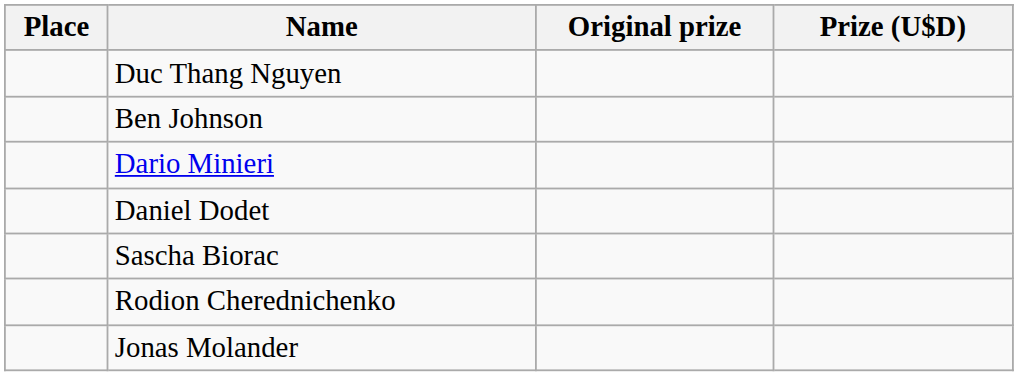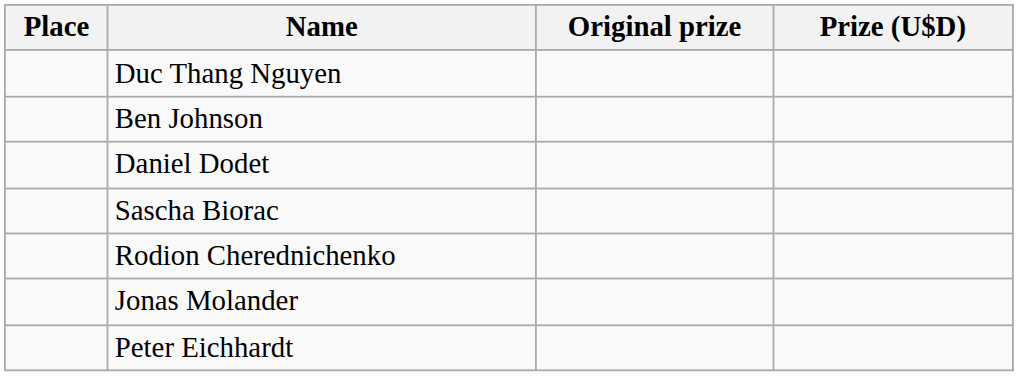- row: (194, 164)
+ row: (204, 347)
